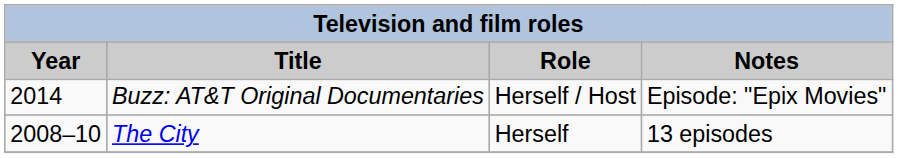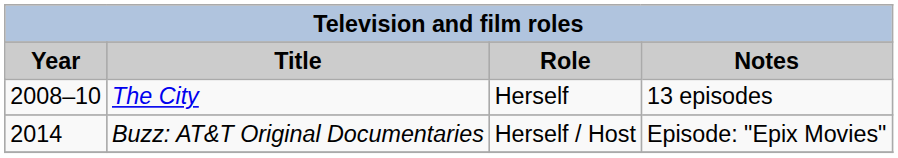rows swapped: (155, 134) <-> (298, 97)
